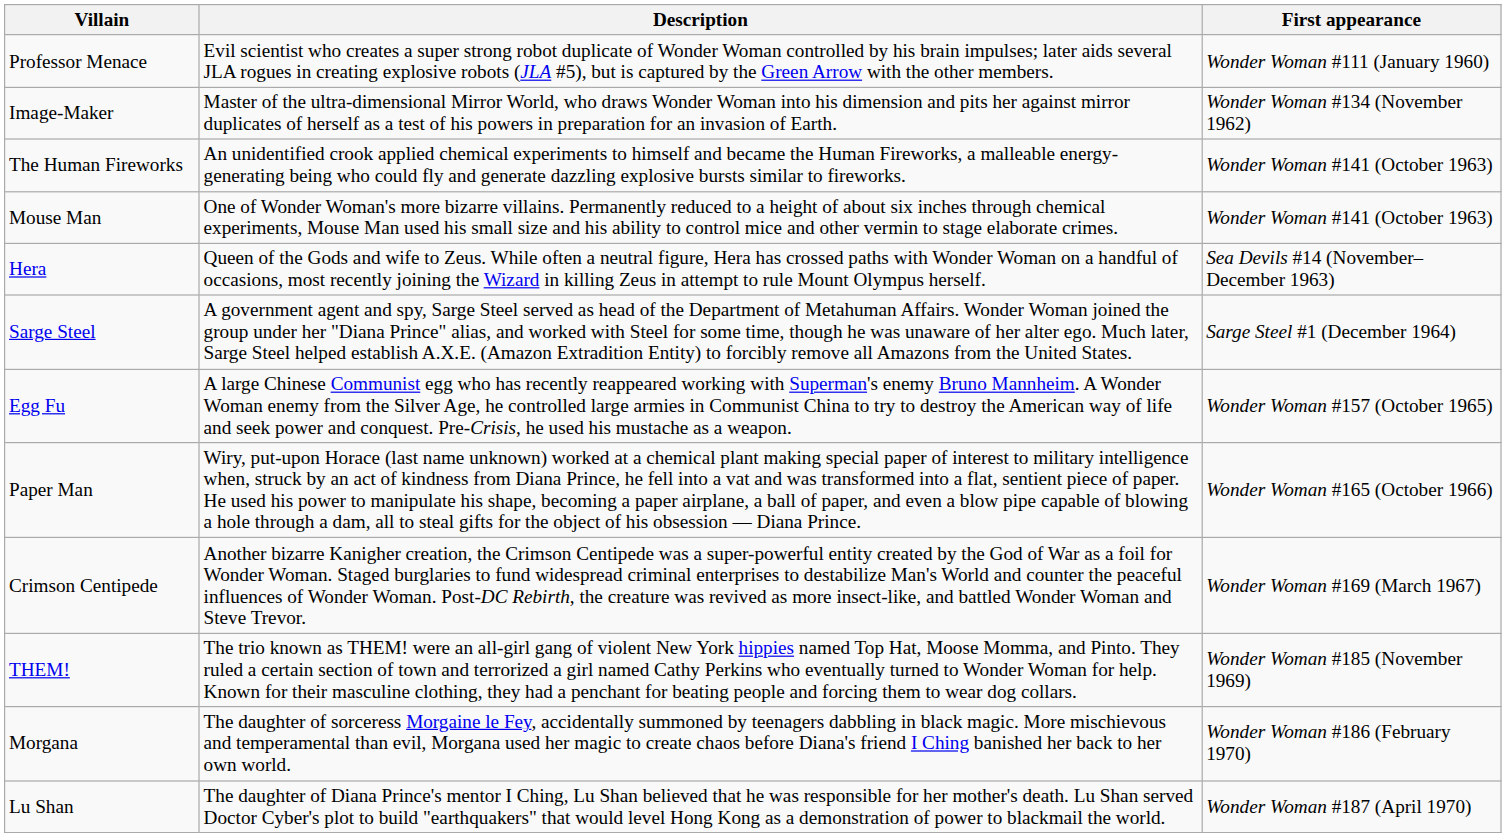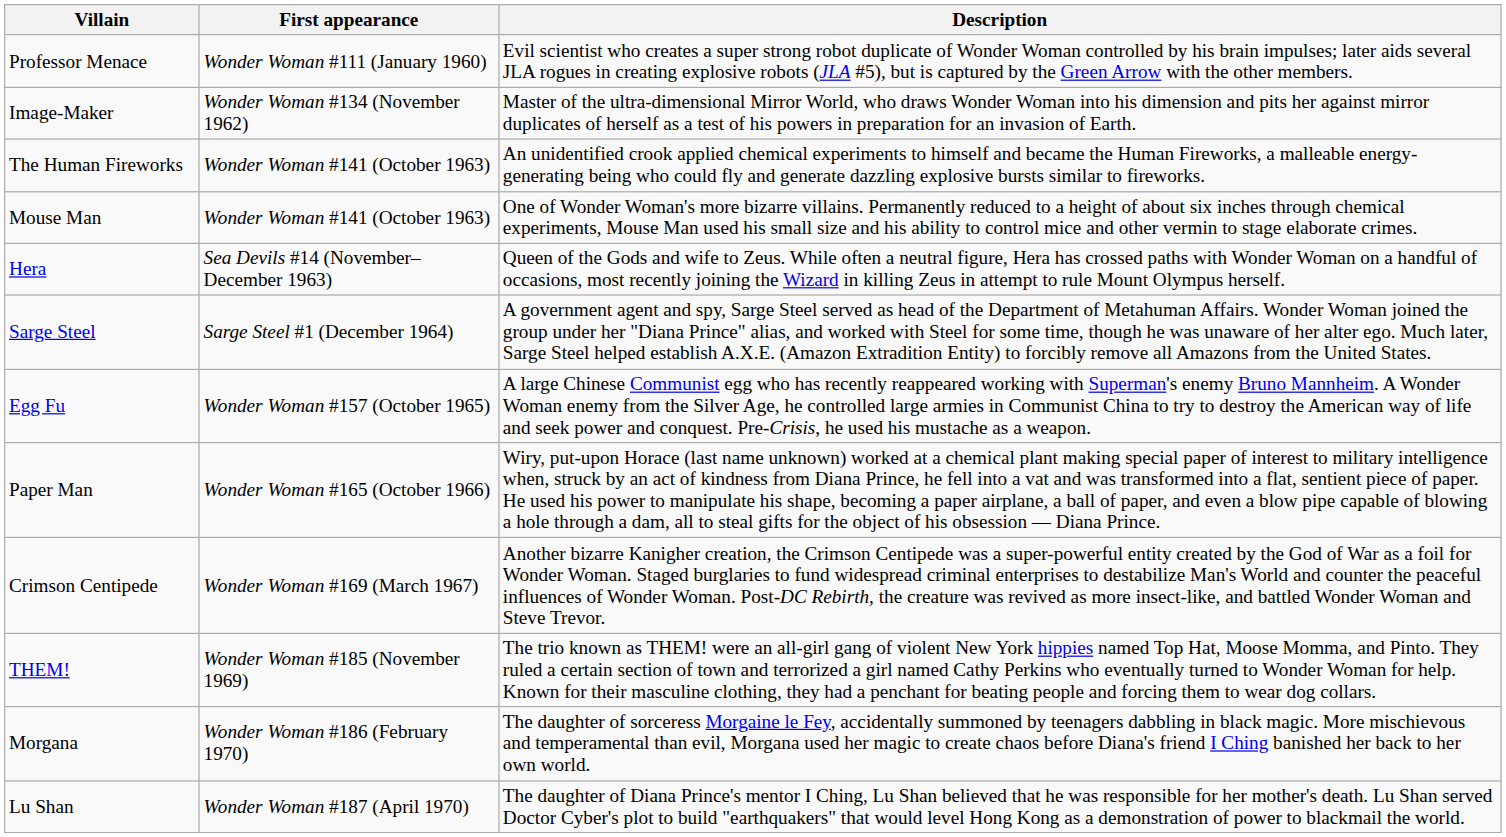columns swapped: (1351, 19) <-> (700, 19)
